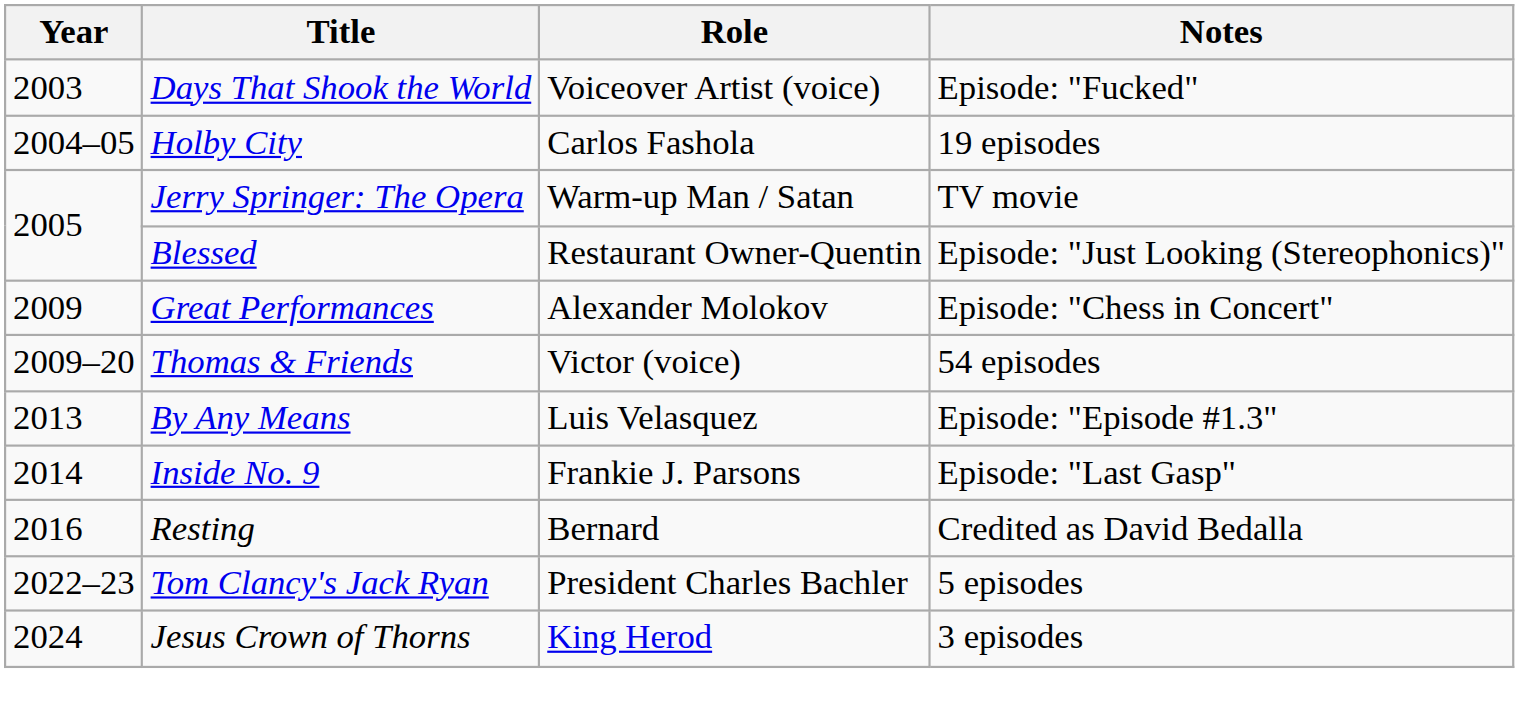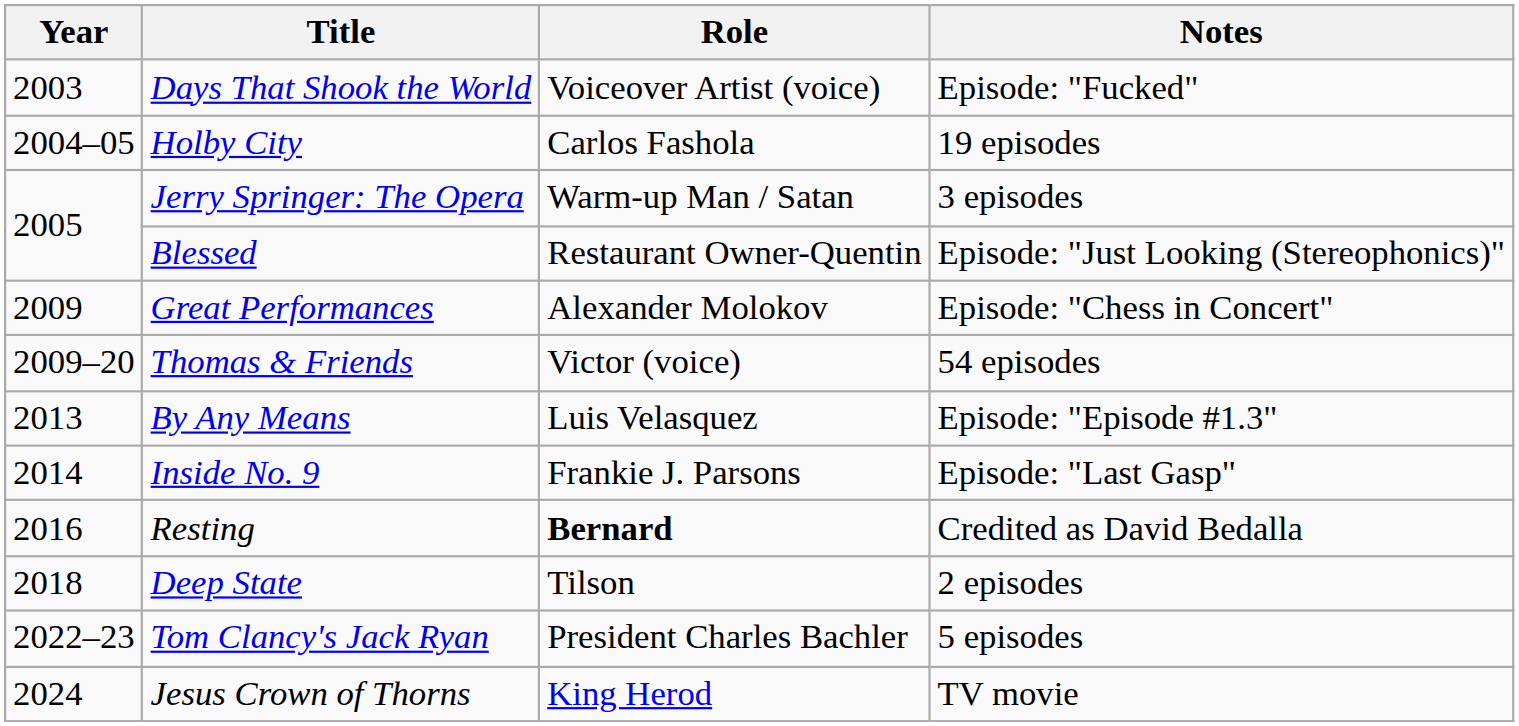(1008, 197) TV movie -> (1010, 197) 3 episodes
(603, 527) normal -> (610, 527) bold
+ row: (226, 582)
(1010, 637) 3 episodes -> (1008, 692) TV movie
